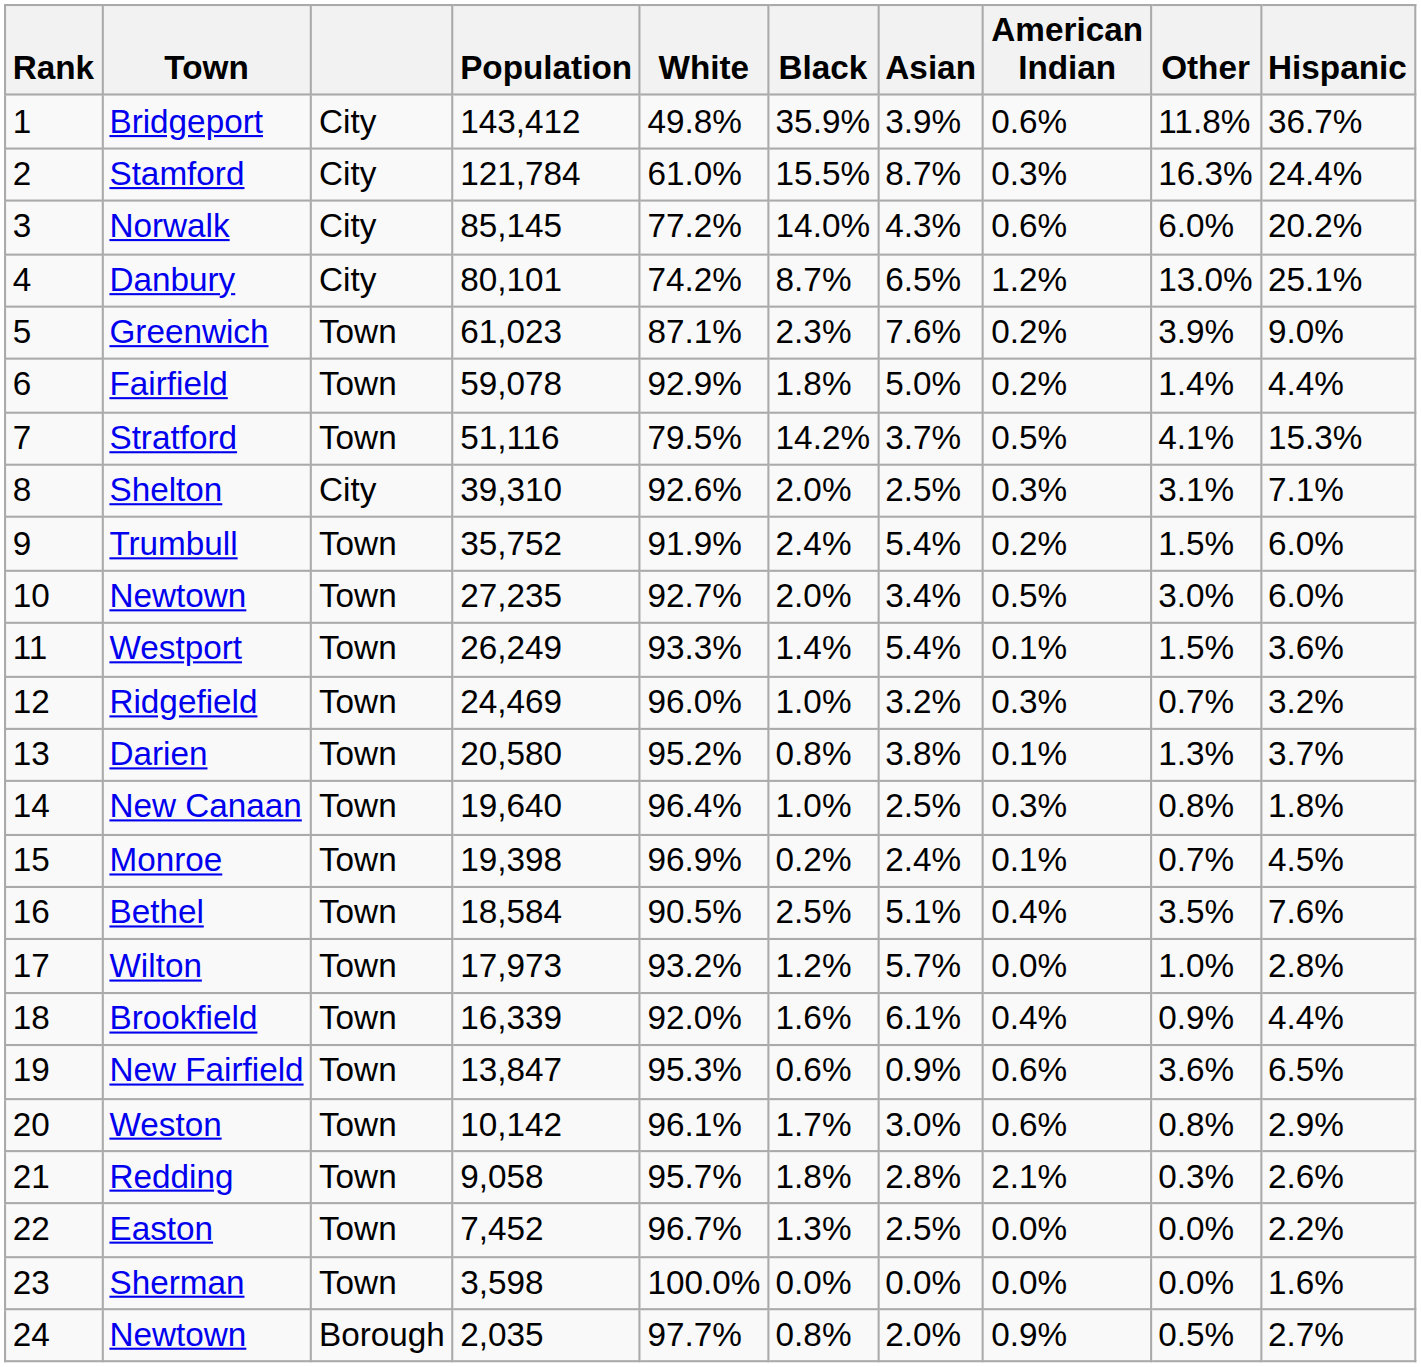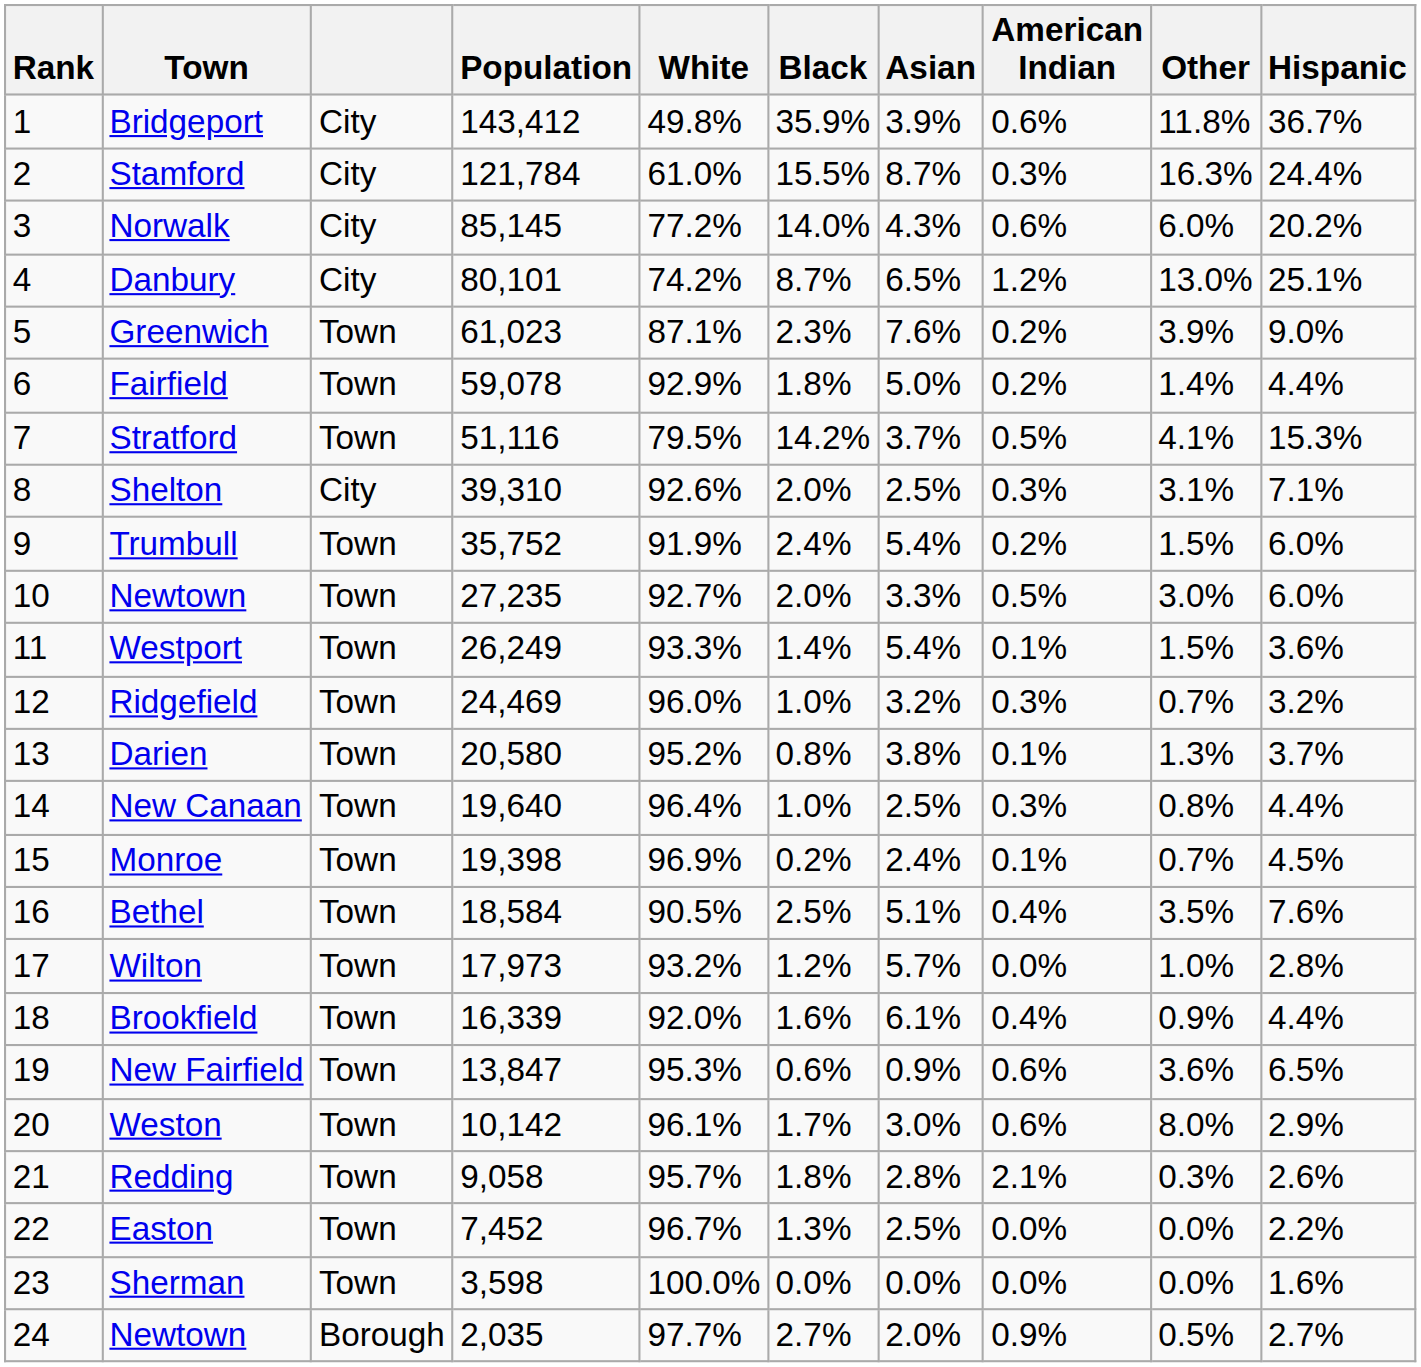(923, 596) 3.4% -> (923, 596) 3.3%
(1306, 807) 1.8% -> (1306, 807) 4.4%
(1196, 1123) 0.8% -> (1196, 1123) 8.0%
(814, 1335) 0.8% -> (814, 1335) 2.7%
